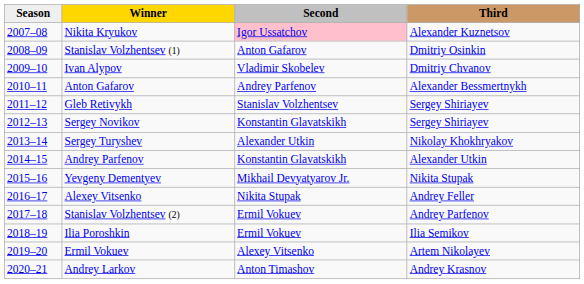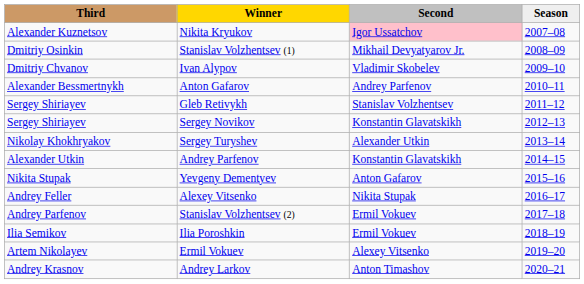columns swapped: (33, 13) <-> (493, 13)
(272, 50) Anton Gafarov -> (408, 50) Mikhail Devyatyarov Jr.
(293, 178) Mikhail Devyatyarov Jr. -> (387, 178) Anton Gafarov
